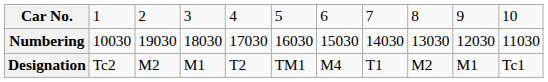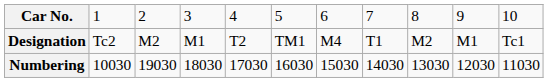rows swapped: (47, 65) <-> (47, 41)
